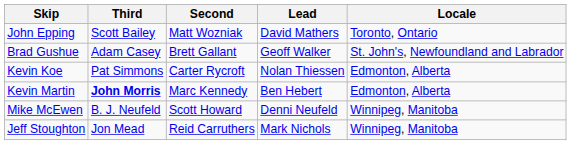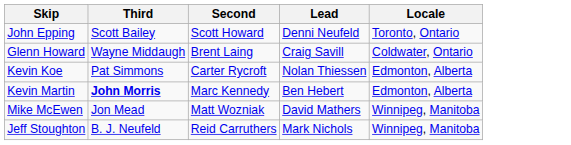(206, 33) Matt Wozniak -> (227, 33) Scott Howard
(300, 33) David Mathers -> (321, 33) Denni Neufeld
- row: (43, 52)
+ row: (46, 52)
(126, 110) B. J. Neufeld -> (118, 110) Jon Mead
(205, 110) Scott Howard -> (227, 110) Matt Wozniak
(299, 110) Denni Neufeld -> (321, 110) David Mathers
(118, 129) Jon Mead -> (126, 129) B. J. Neufeld
